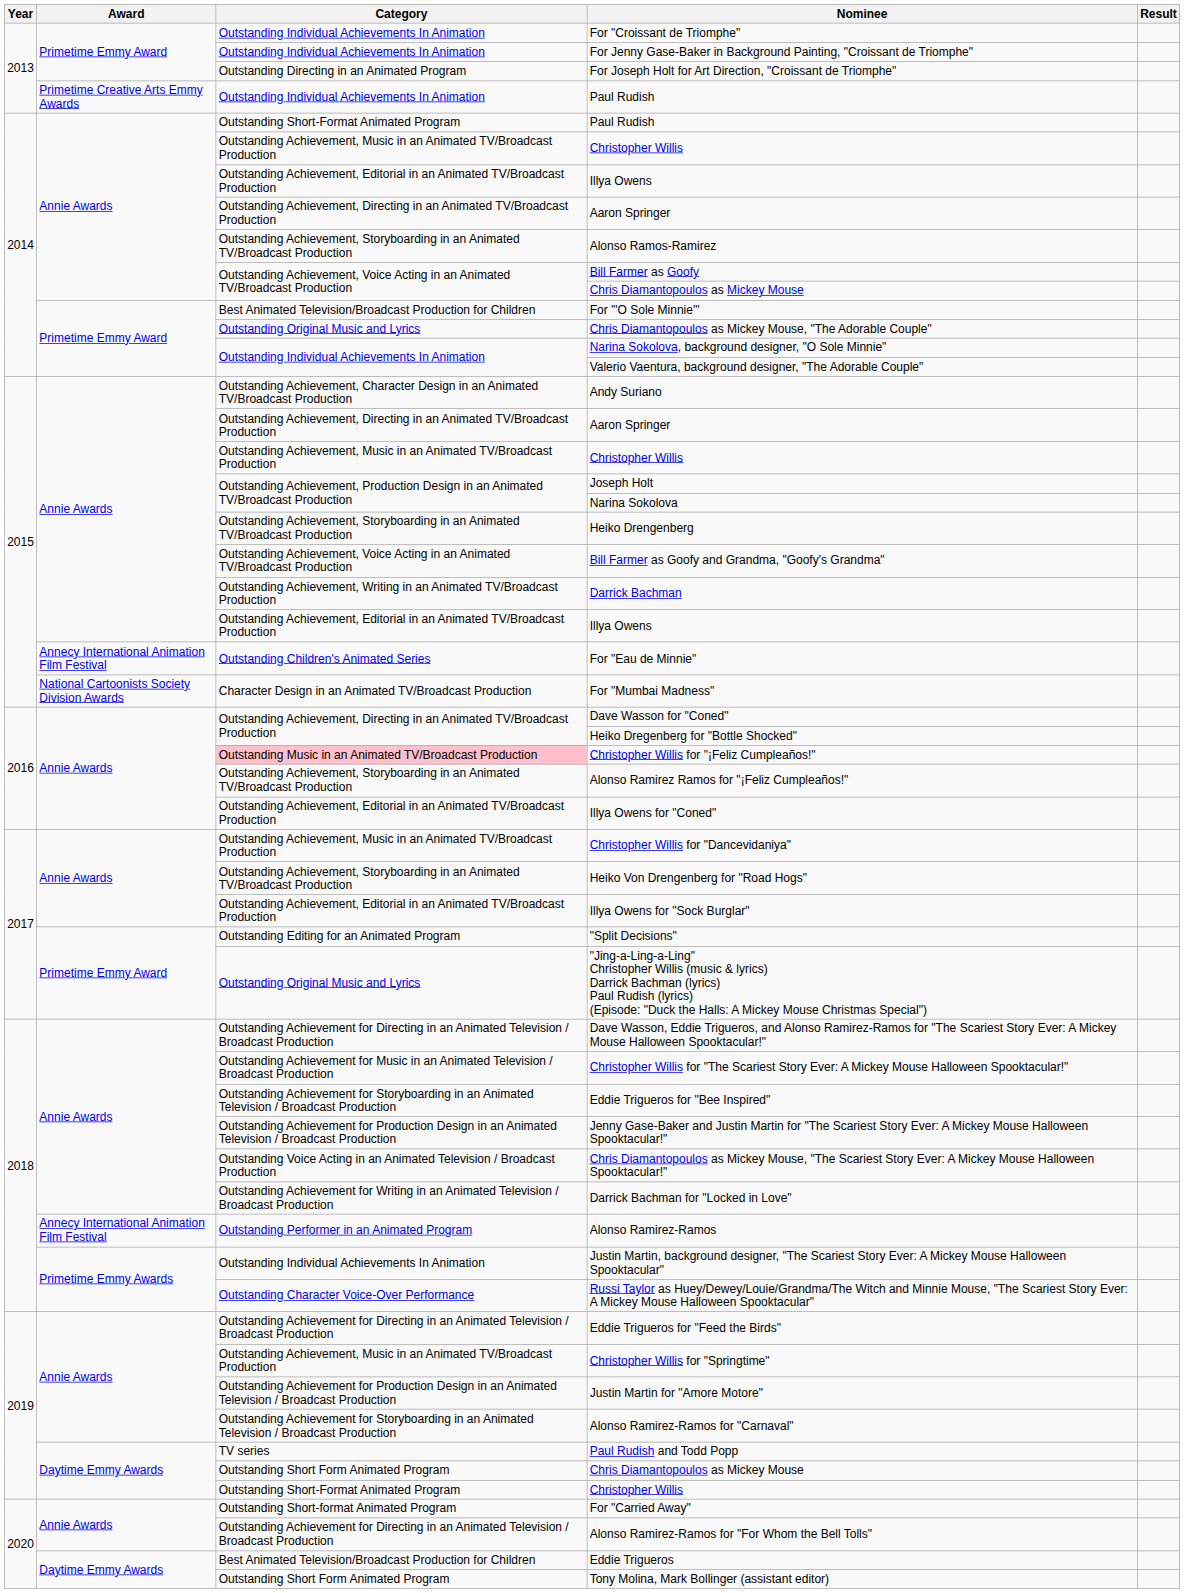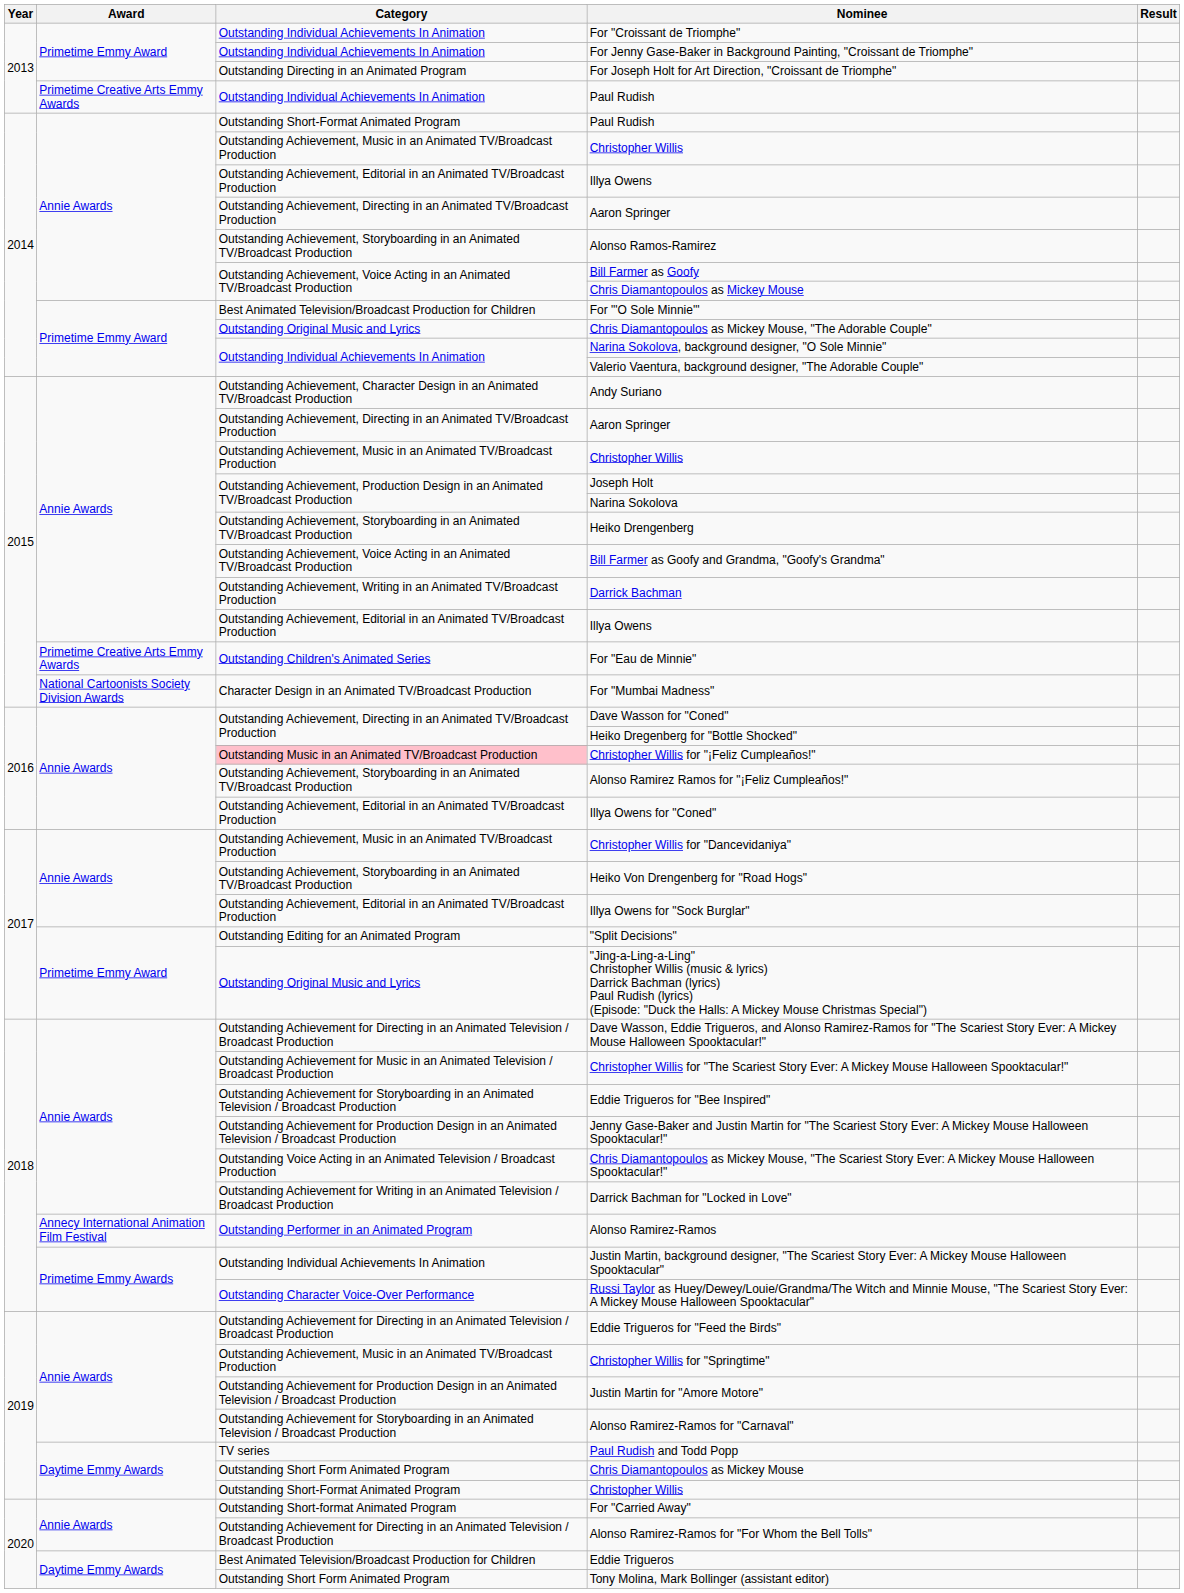(122, 658) Annecy International Animation Film Festival -> (121, 658) Primetime Creative Arts Emmy Awards
